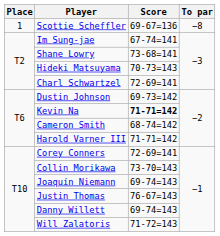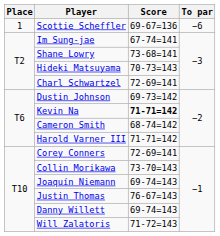(197, 26) −8 -> (197, 26) −6
